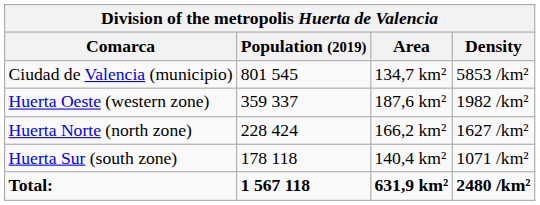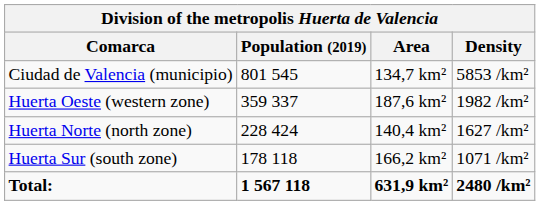(410, 130) 166,2 km² -> (410, 130) 140,4 km²
(410, 158) 140,4 km² -> (410, 158) 166,2 km²
